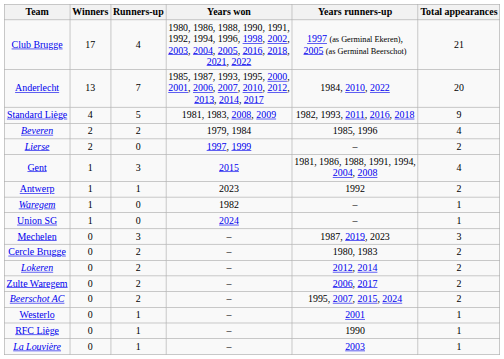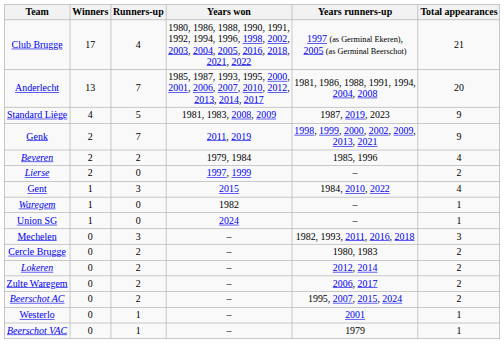(355, 88) 1984, 2010, 2022 -> (355, 88) 1981, 1986, 1988, 1991, 1994, 2004, 2008
(355, 115) 1982, 1993, 2011, 2016, 2018 -> (355, 115) 1987, 2019, 2023
+ row: (37, 136)
(355, 168) 1981, 1986, 1988, 1991, 1994, 2004, 2008 -> (355, 189) 1984, 2010, 2022
- row: (37, 189)
(355, 236) 1987, 2019, 2023 -> (355, 236) 1982, 1993, 2011, 2016, 2018
- row: (37, 331)
+ row: (37, 331)
- row: (37, 346)
